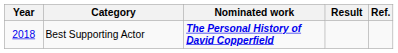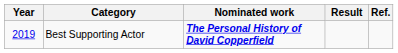(24, 34) 2018 -> (24, 34) 2019
